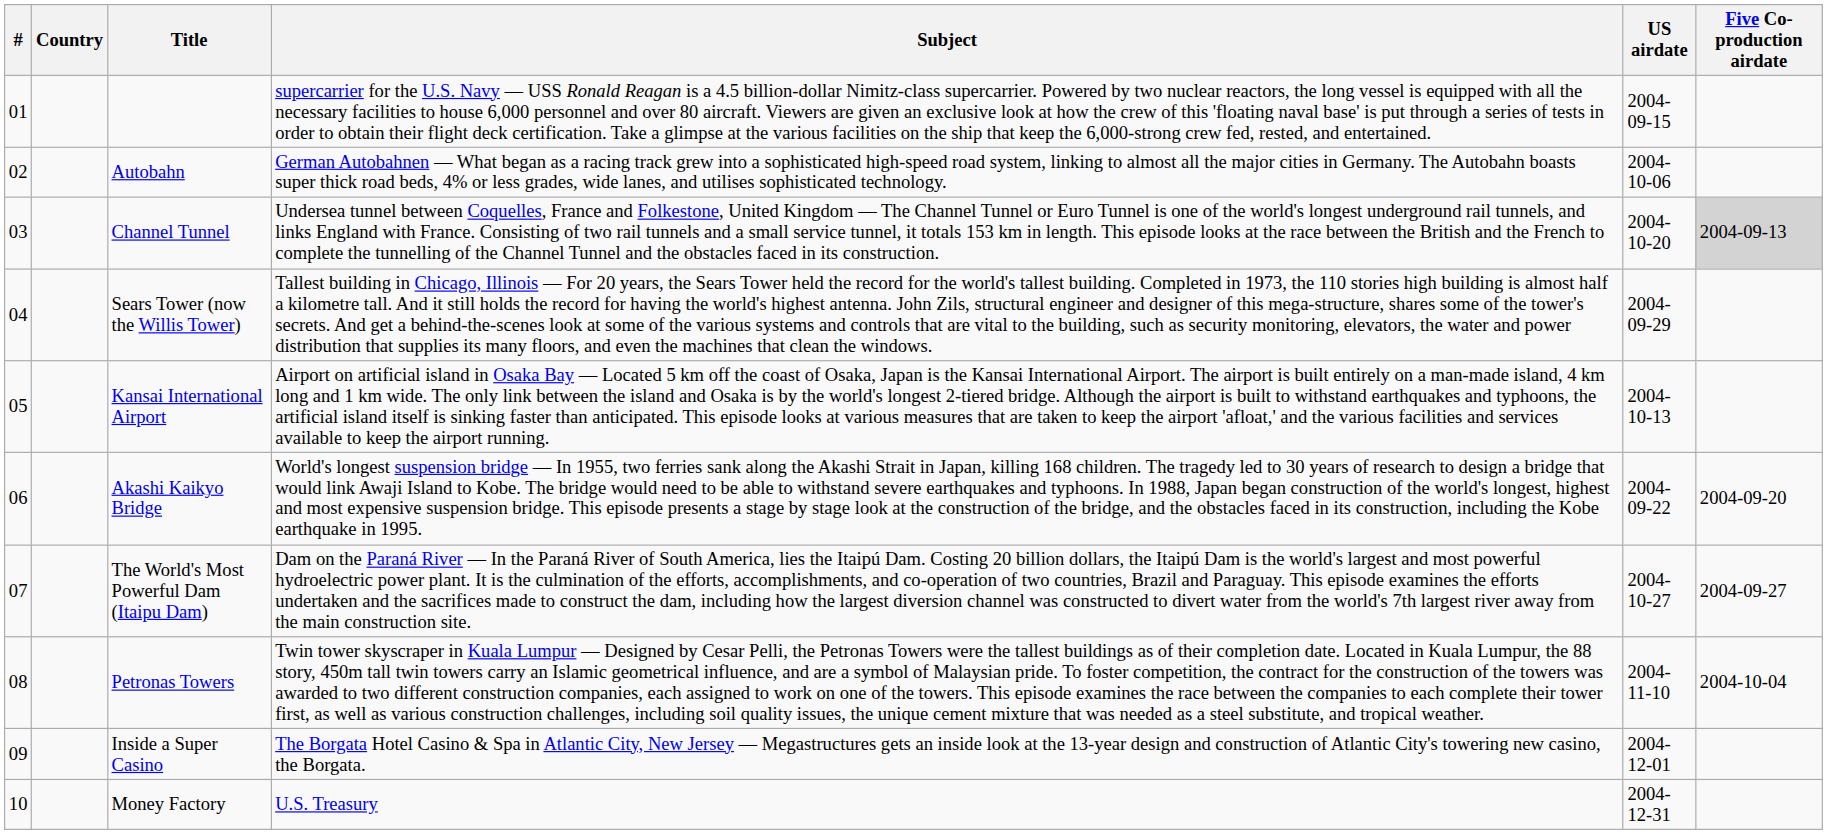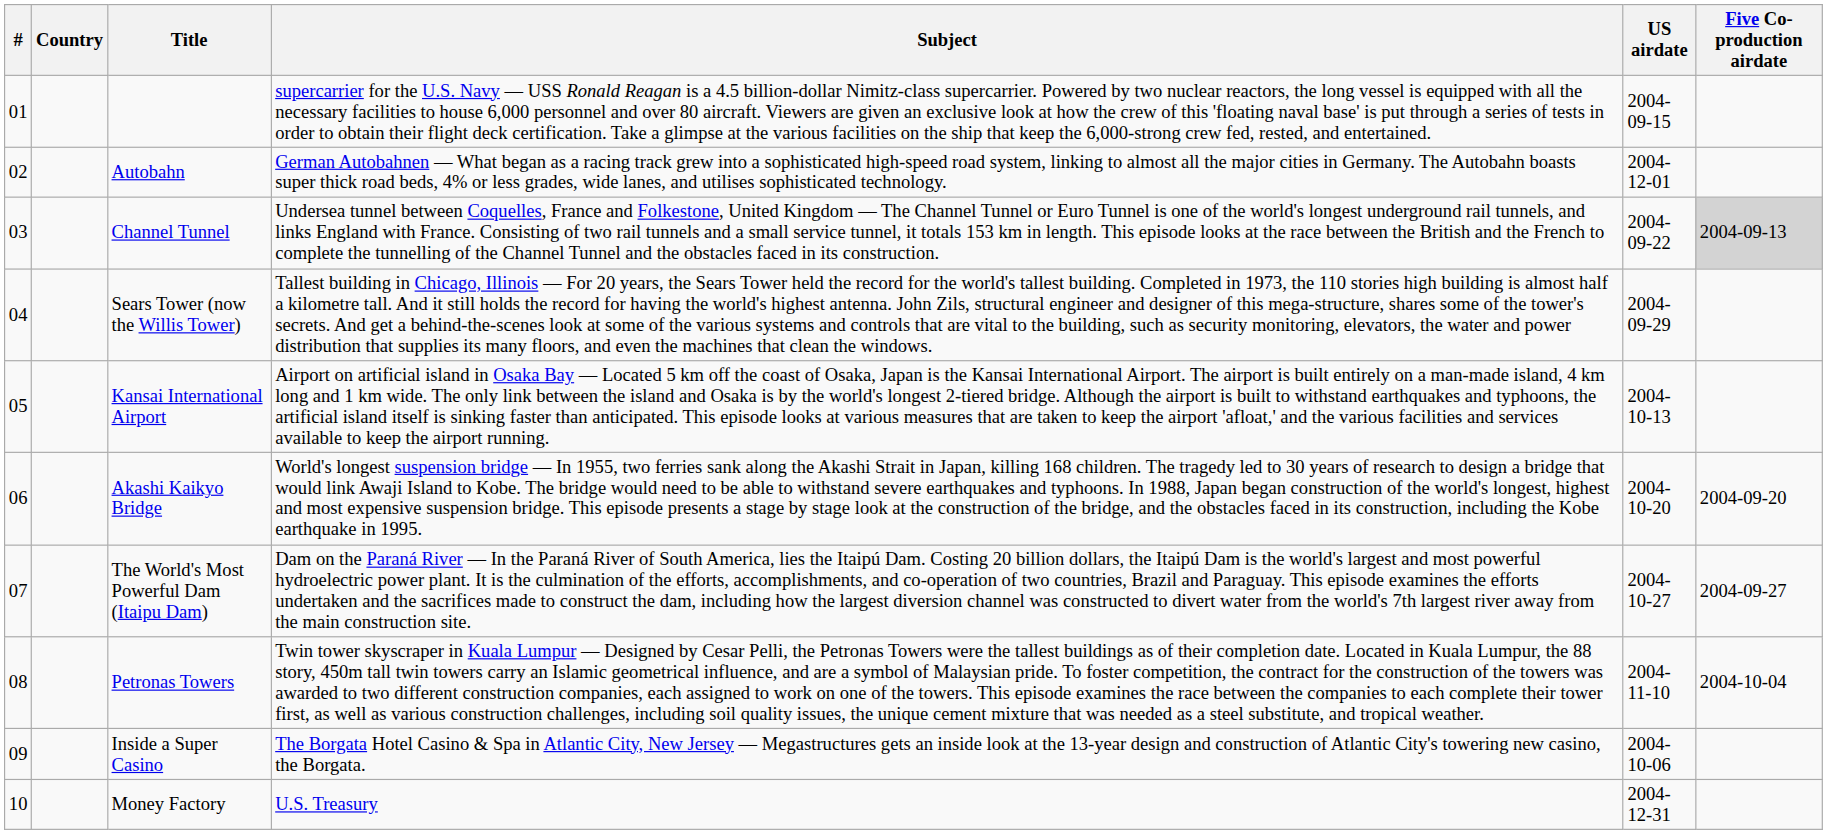(1649, 172) 2004-10-06 -> (1649, 172) 2004-12-01
(1649, 232) 2004-10-20 -> (1649, 232) 2004-09-22
(1649, 498) 2004-09-22 -> (1649, 498) 2004-10-20
(1649, 753) 2004-12-01 -> (1649, 753) 2004-10-06
